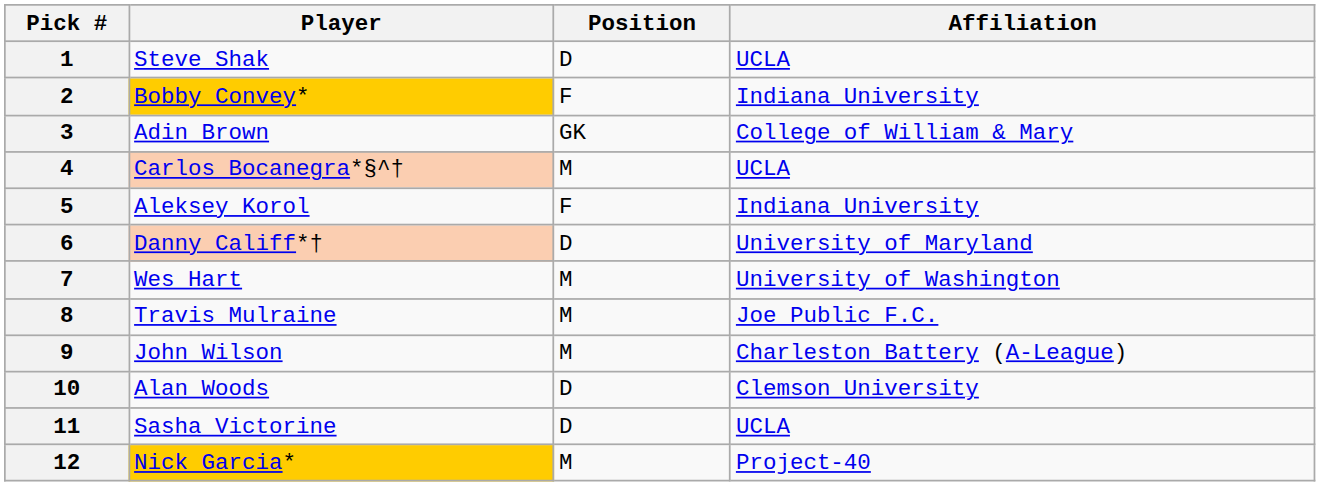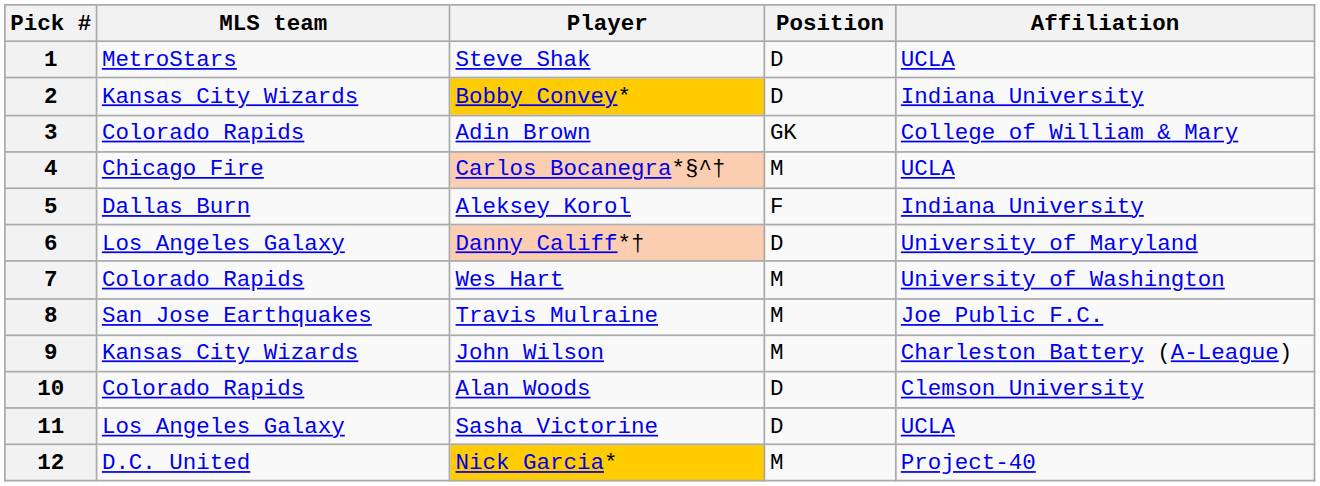+ column: (273, 23)
(566, 97) F -> (777, 97) D
